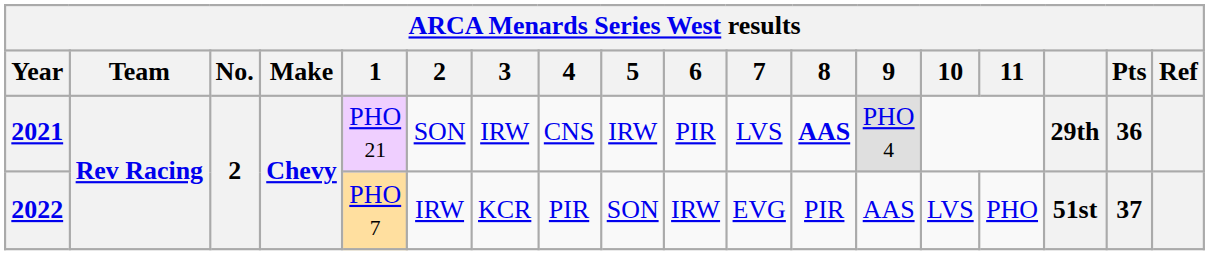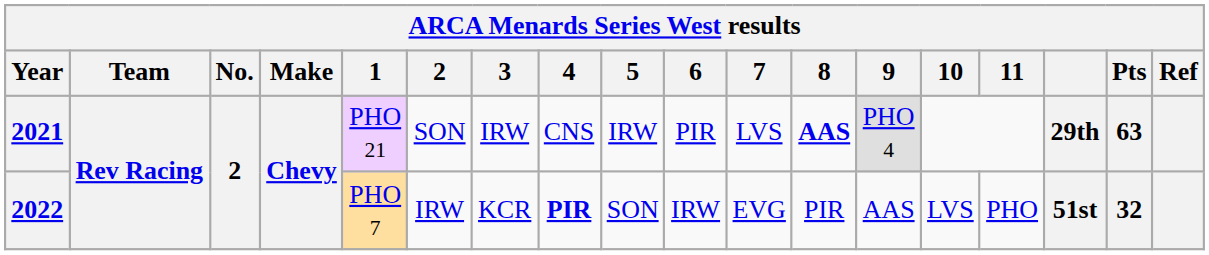(1129, 132) 36 -> (1129, 132) 63
(569, 210) normal -> (569, 210) bold
(1129, 210) 37 -> (1129, 210) 32
